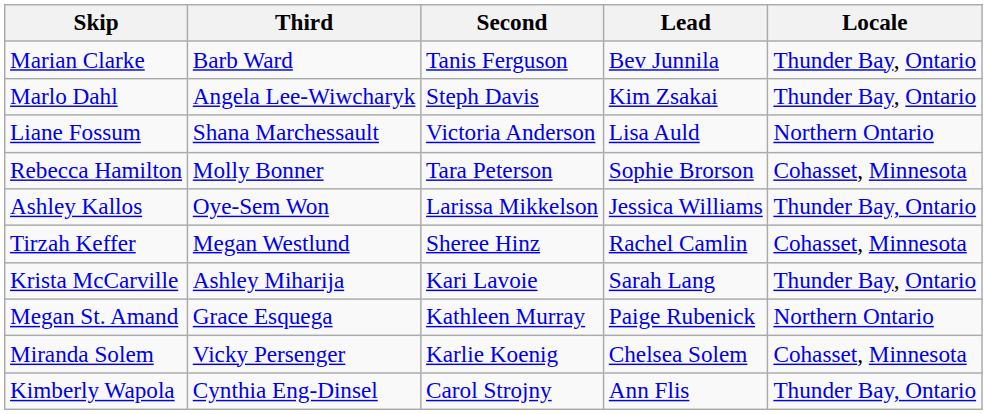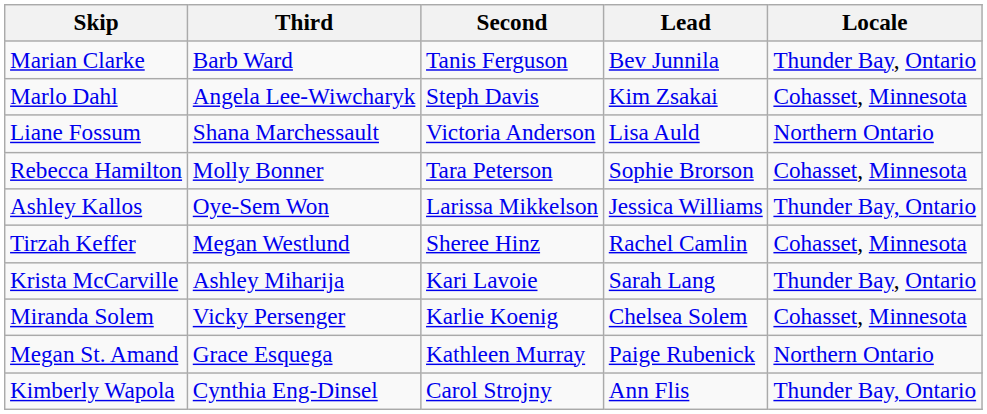(875, 96) Thunder Bay, Ontario -> (870, 96) Cohasset, Minnesota
rows swapped: (82, 354) <-> (94, 317)
